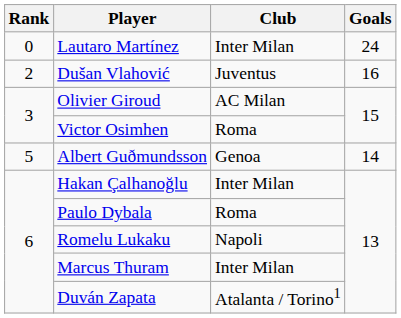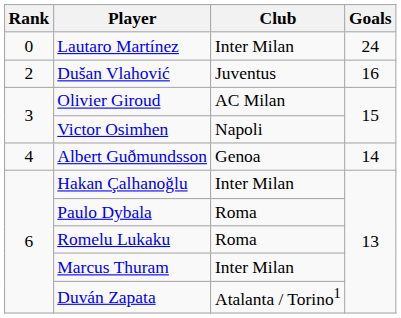(236, 128) Roma -> (239, 128) Napoli
(29, 156) 5 -> (29, 156) 4
(239, 239) Napoli -> (236, 239) Roma
